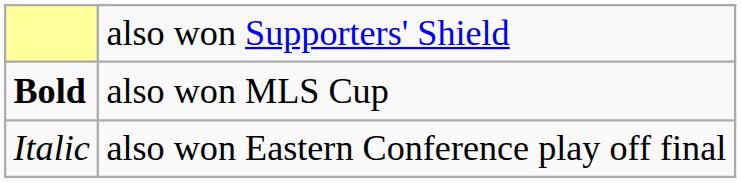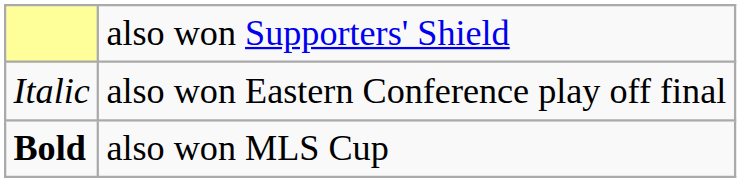rows swapped: (52, 147) <-> (50, 90)
